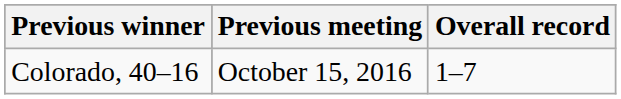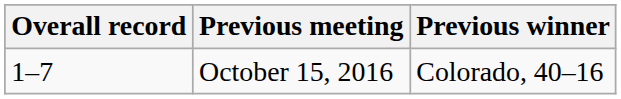columns swapped: (522, 26) <-> (108, 26)
